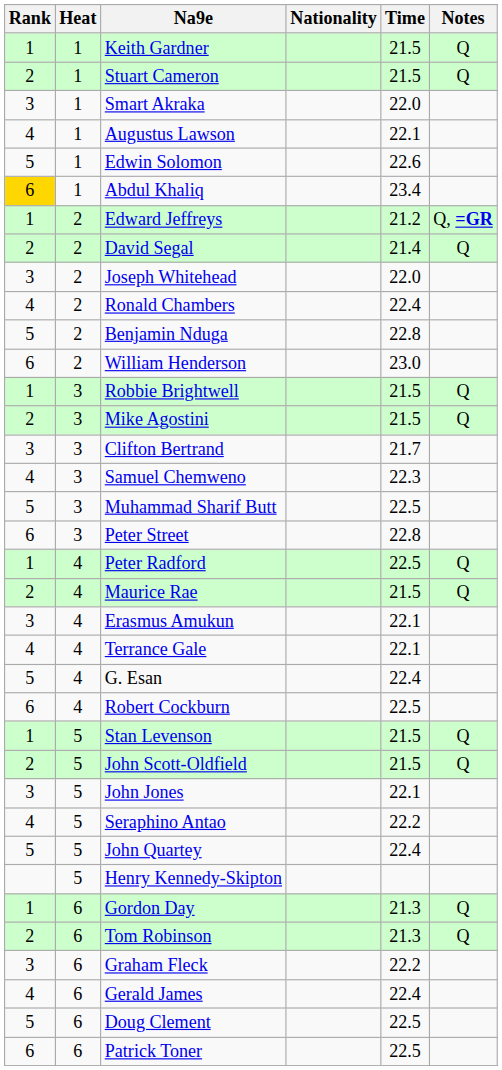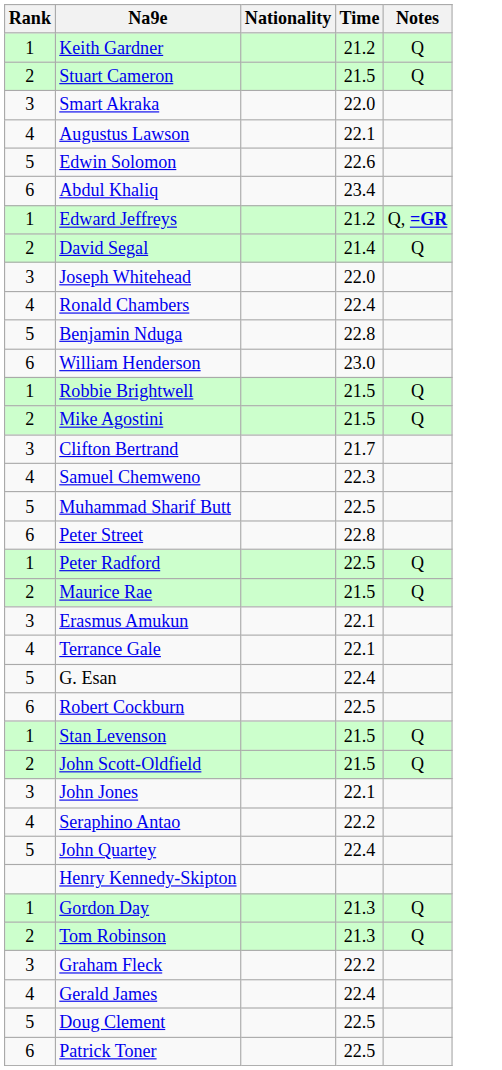- column: (78, 18)
(405, 47) 21.5 -> (360, 47) 21.2
(30, 190) gold background -> (30, 190) no background
